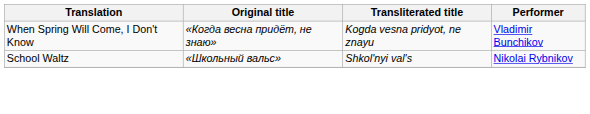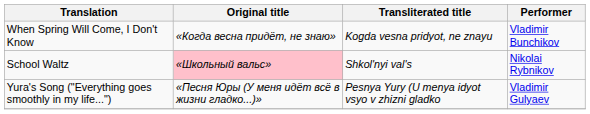(233, 59) no background -> (224, 65) pink background
+ row: (79, 94)
